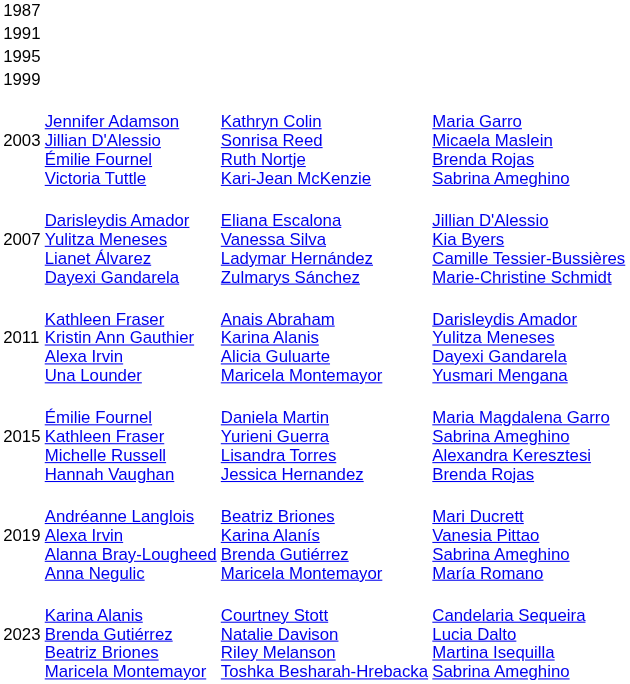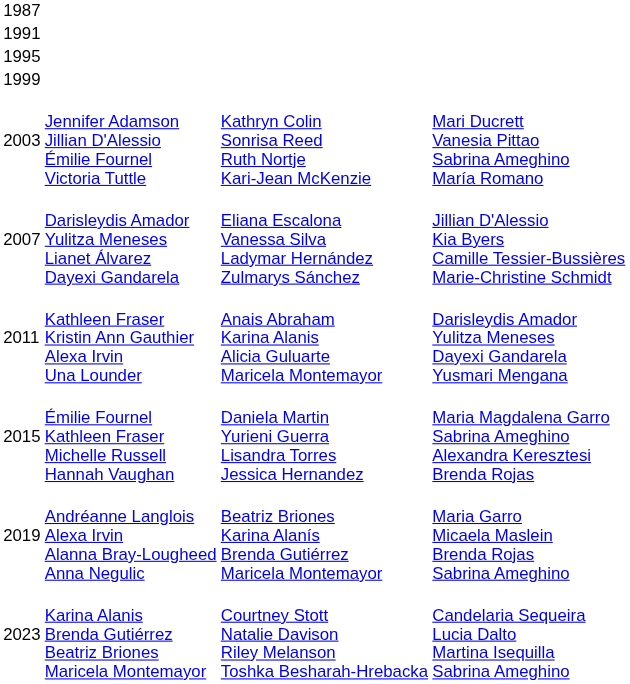(501, 150) Maria Garro Micaela Maslein Brenda Rojas Sabrina Ameghino -> (501, 150) Mari Ducrett Vanesia Pittao Sabrina Ameghino María Romano
(501, 545) Mari Ducrett Vanesia Pittao Sabrina Ameghino María Romano -> (501, 545) Maria Garro Micaela Maslein Brenda Rojas Sabrina Ameghino
